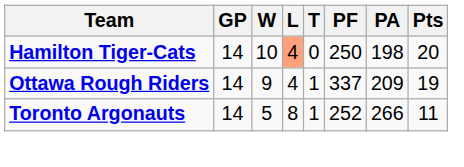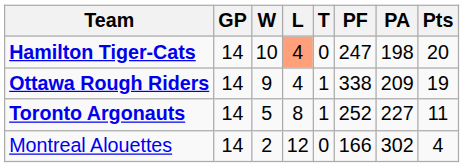(345, 51) 250 -> (355, 51) 247
(345, 83) 337 -> (355, 83) 338
(387, 114) 266 -> (397, 114) 227
+ row: (91, 145)
